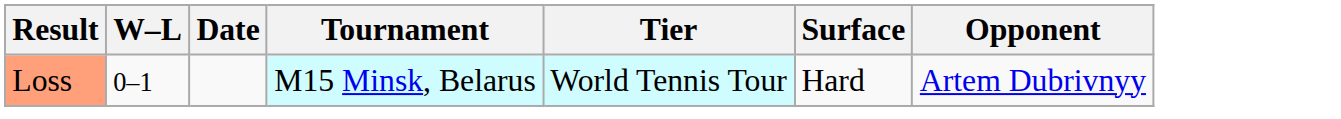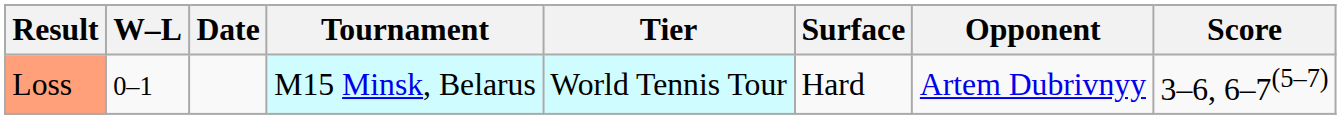+ column: (1245, 29)
